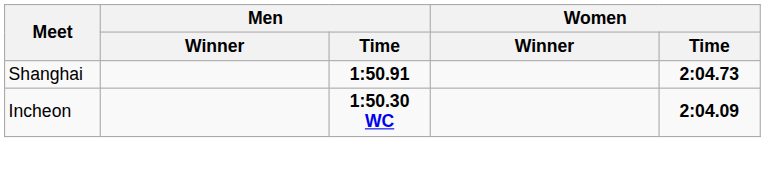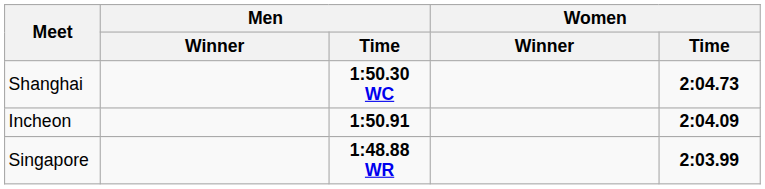(380, 74) 1:50.91 -> (380, 84) 1:50.30 WC
(380, 112) 1:50.30 WC -> (380, 121) 1:50.91
+ row: (49, 159)
